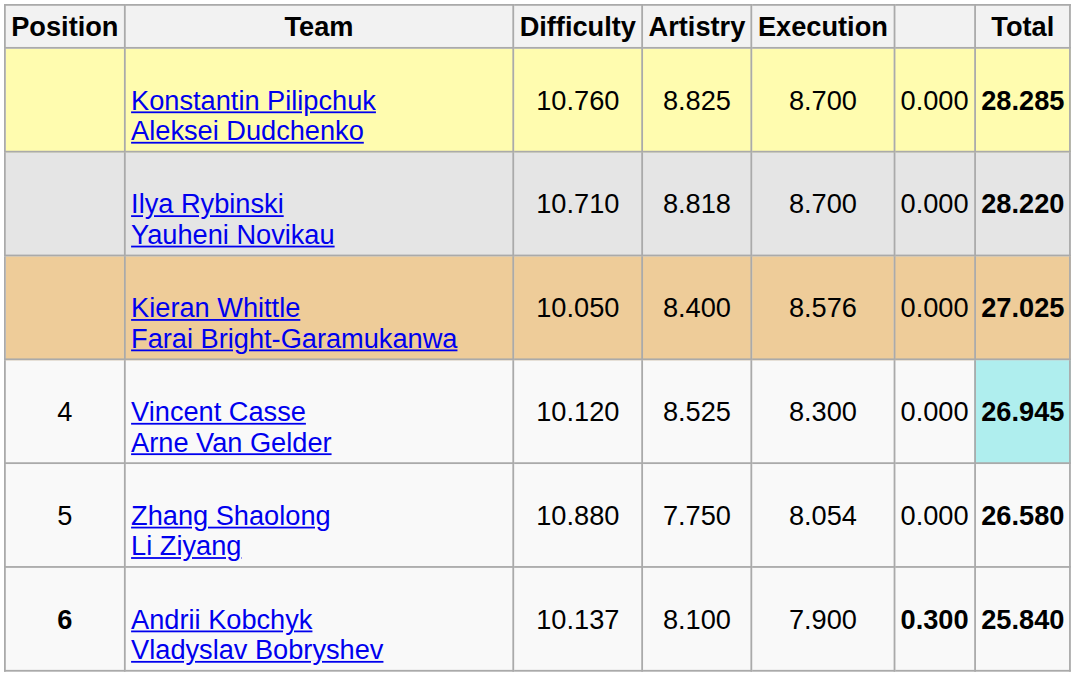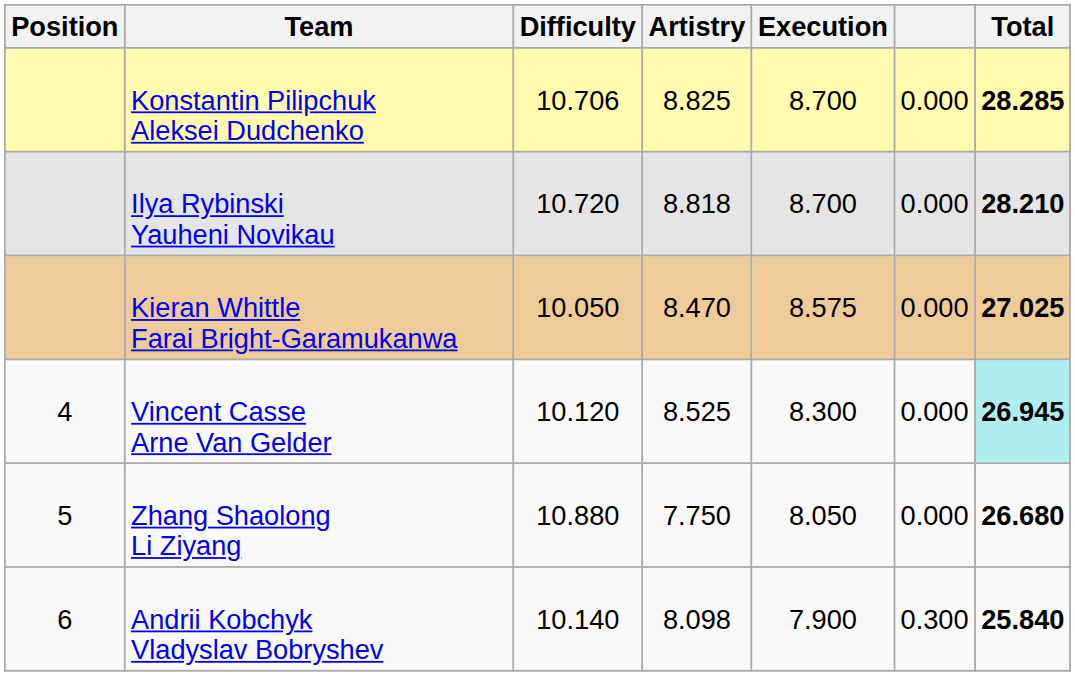(578, 100) 10.760 -> (578, 100) 10.706
(578, 204) 10.710 -> (578, 204) 10.720
(1023, 204) 28.220 -> (1023, 204) 28.210
(697, 308) 8.400 -> (697, 308) 8.470
(823, 308) 8.576 -> (823, 308) 8.575
(823, 516) 8.054 -> (823, 516) 8.050
(1023, 516) 26.580 -> (1023, 516) 26.680
(65, 620) bold -> (65, 620) normal
(578, 620) 10.137 -> (578, 620) 10.140
(697, 620) 8.100 -> (697, 620) 8.098
(935, 620) bold -> (935, 620) normal
